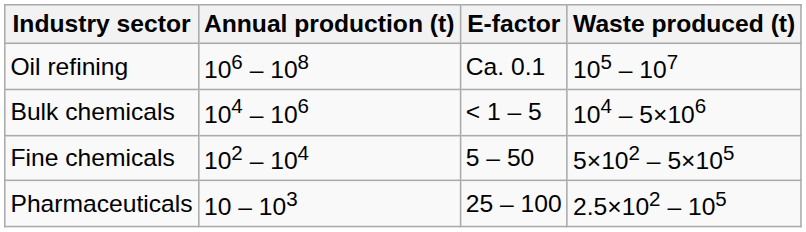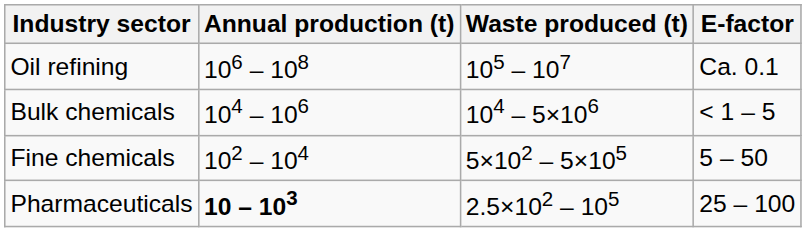columns swapped: (514, 24) <-> (684, 24)
(251, 203) normal -> (251, 203) bold
